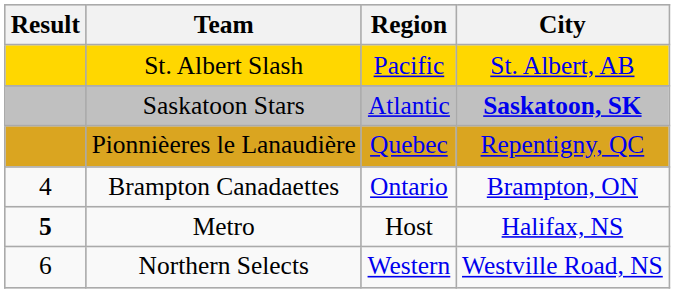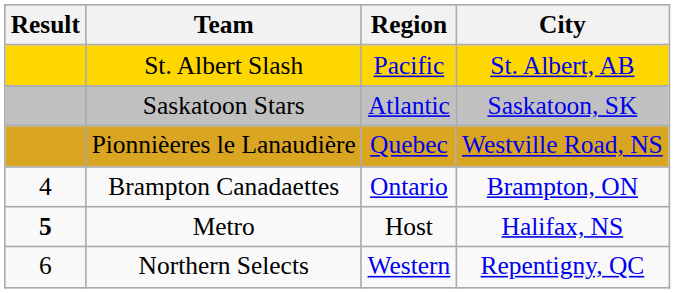(562, 105) bold -> (562, 105) normal
(562, 145) Repentigny, QC -> (562, 145) Westville Road, NS
(562, 266) Westville Road, NS -> (562, 266) Repentigny, QC
